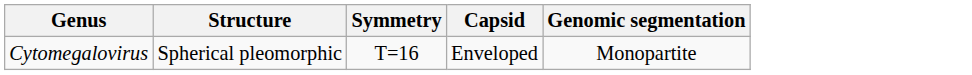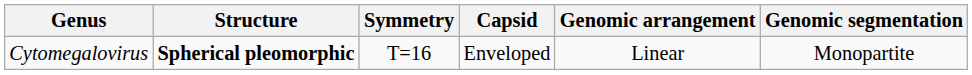+ column: (658, 20)
(250, 52) normal -> (256, 52) bold
